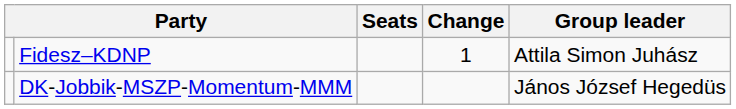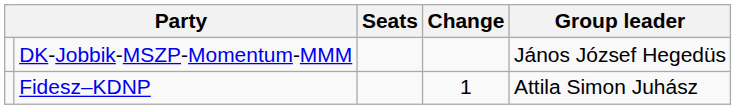rows swapped: (85, 54) <-> (186, 87)
